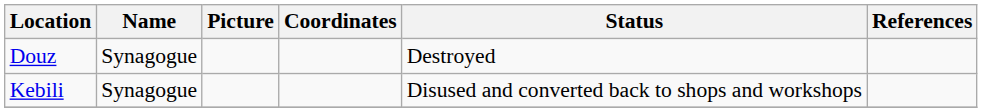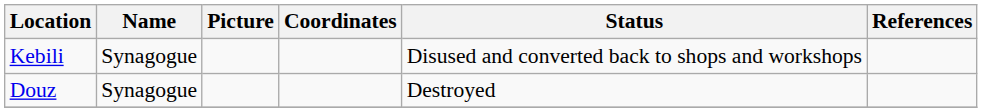rows swapped: (37, 90) <-> (33, 55)
